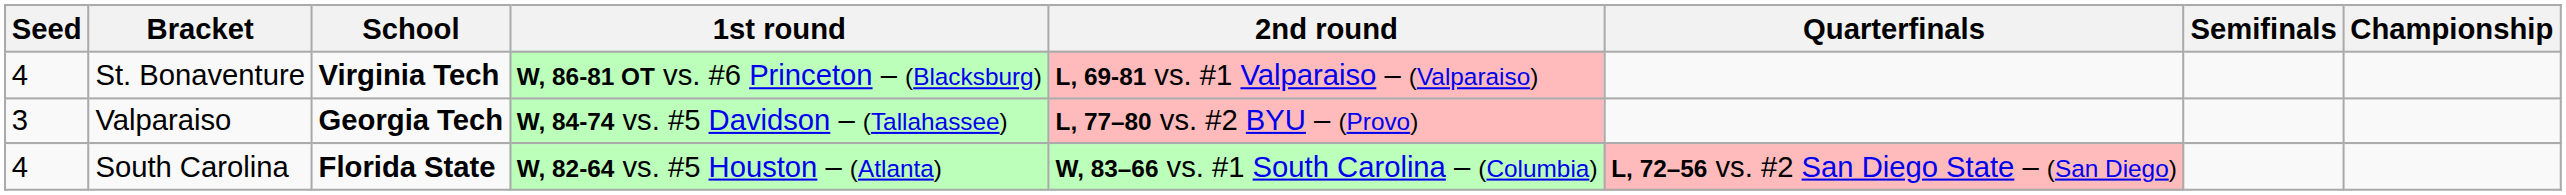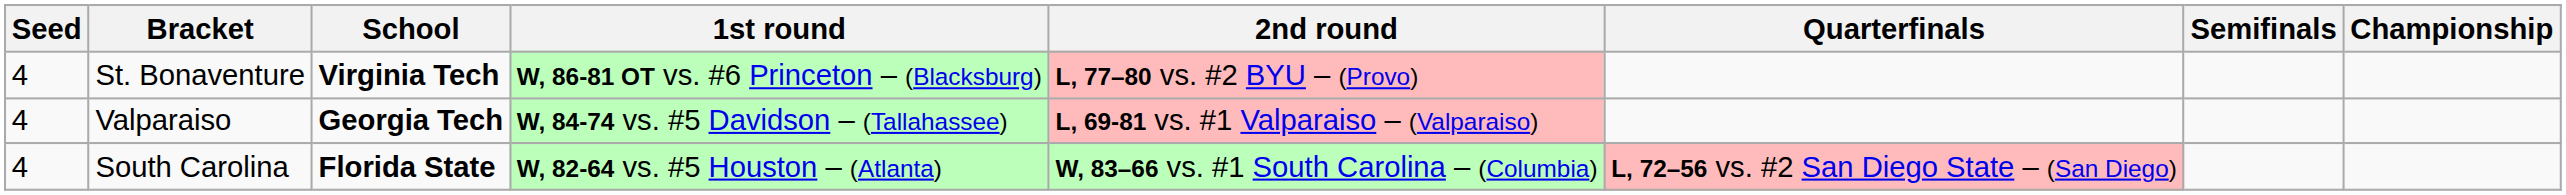(1297, 75) L, 69-81 vs. #1 Valparaiso – (Valparaiso) -> (1237, 75) L, 77–80 vs. #2 BYU – (Provo)
(20, 121) 3 -> (20, 121) 4
(1237, 121) L, 77–80 vs. #2 BYU – (Provo) -> (1297, 121) L, 69-81 vs. #1 Valparaiso – (Valparaiso)
